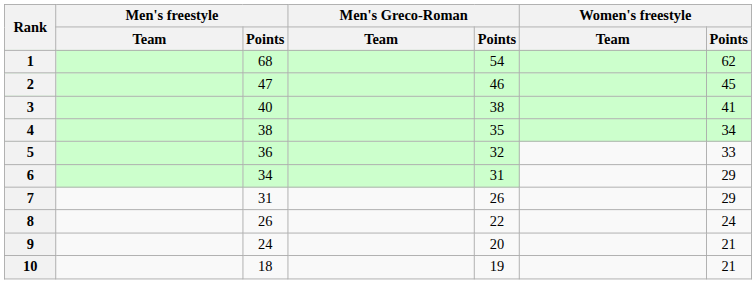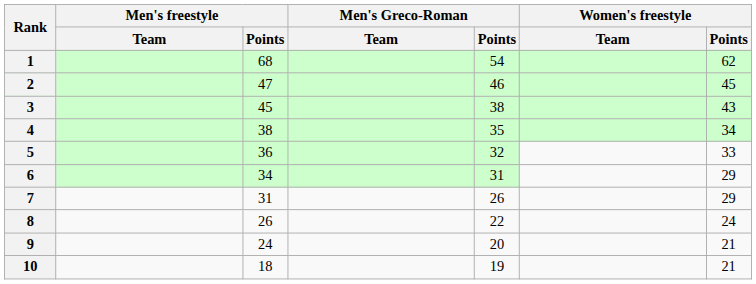(265, 107) 40 -> (265, 107) 45
(729, 107) 41 -> (729, 107) 43
